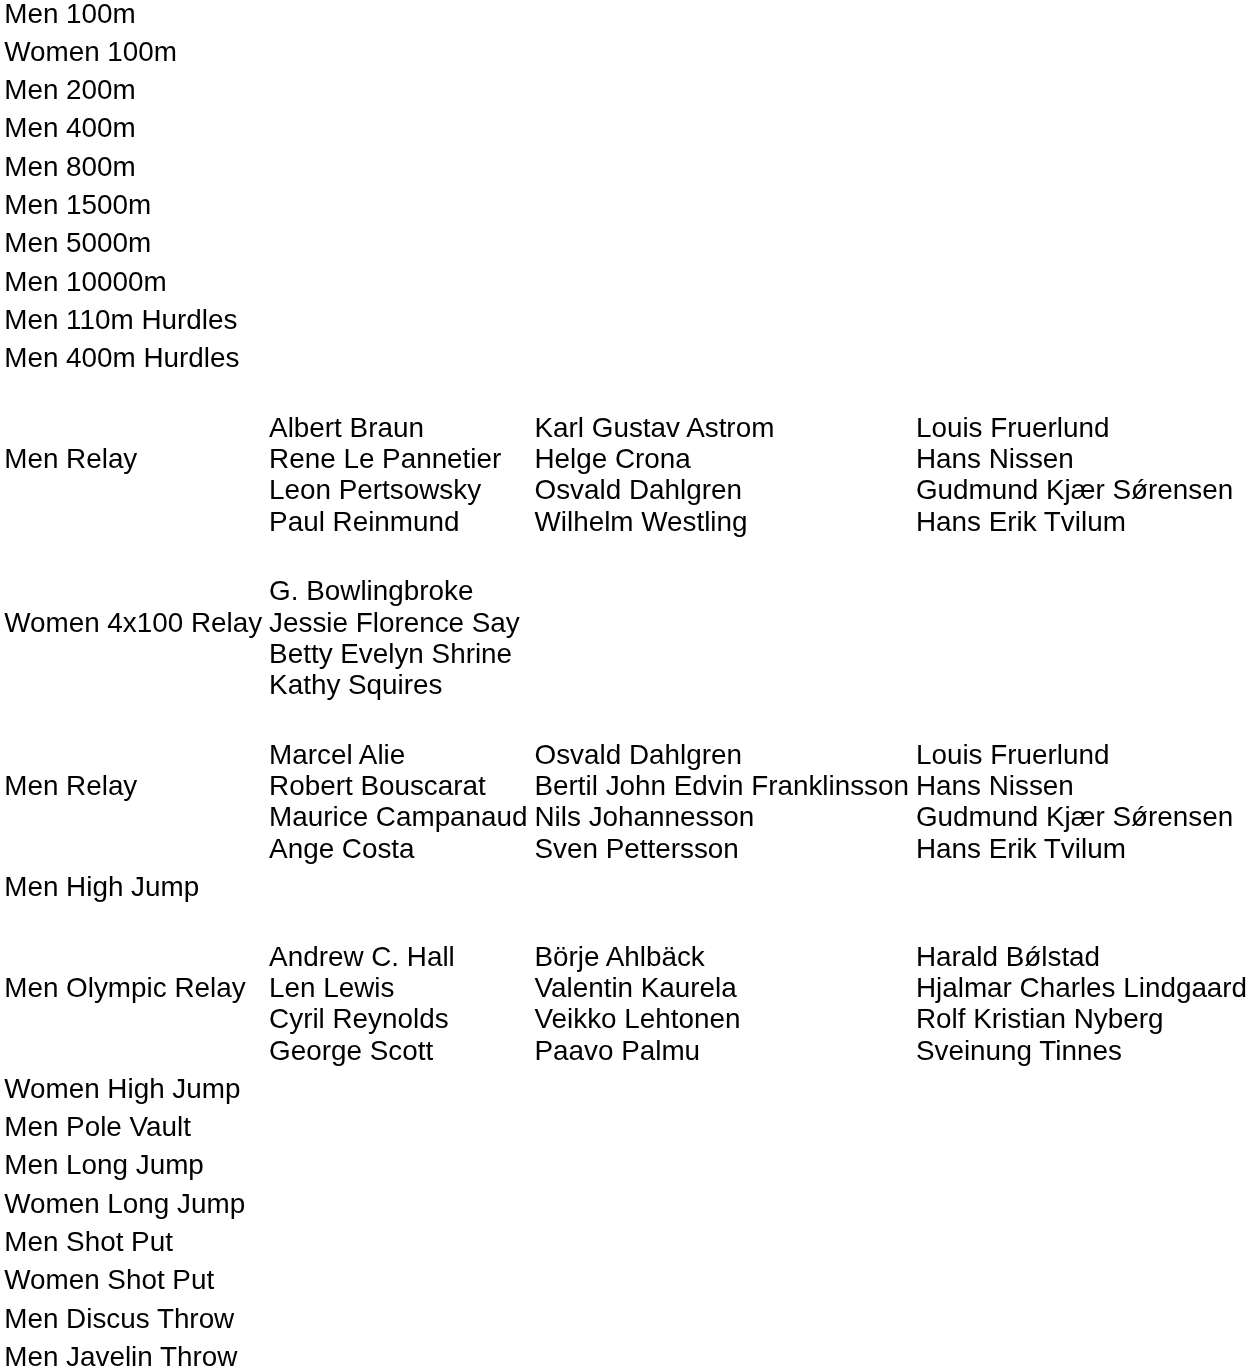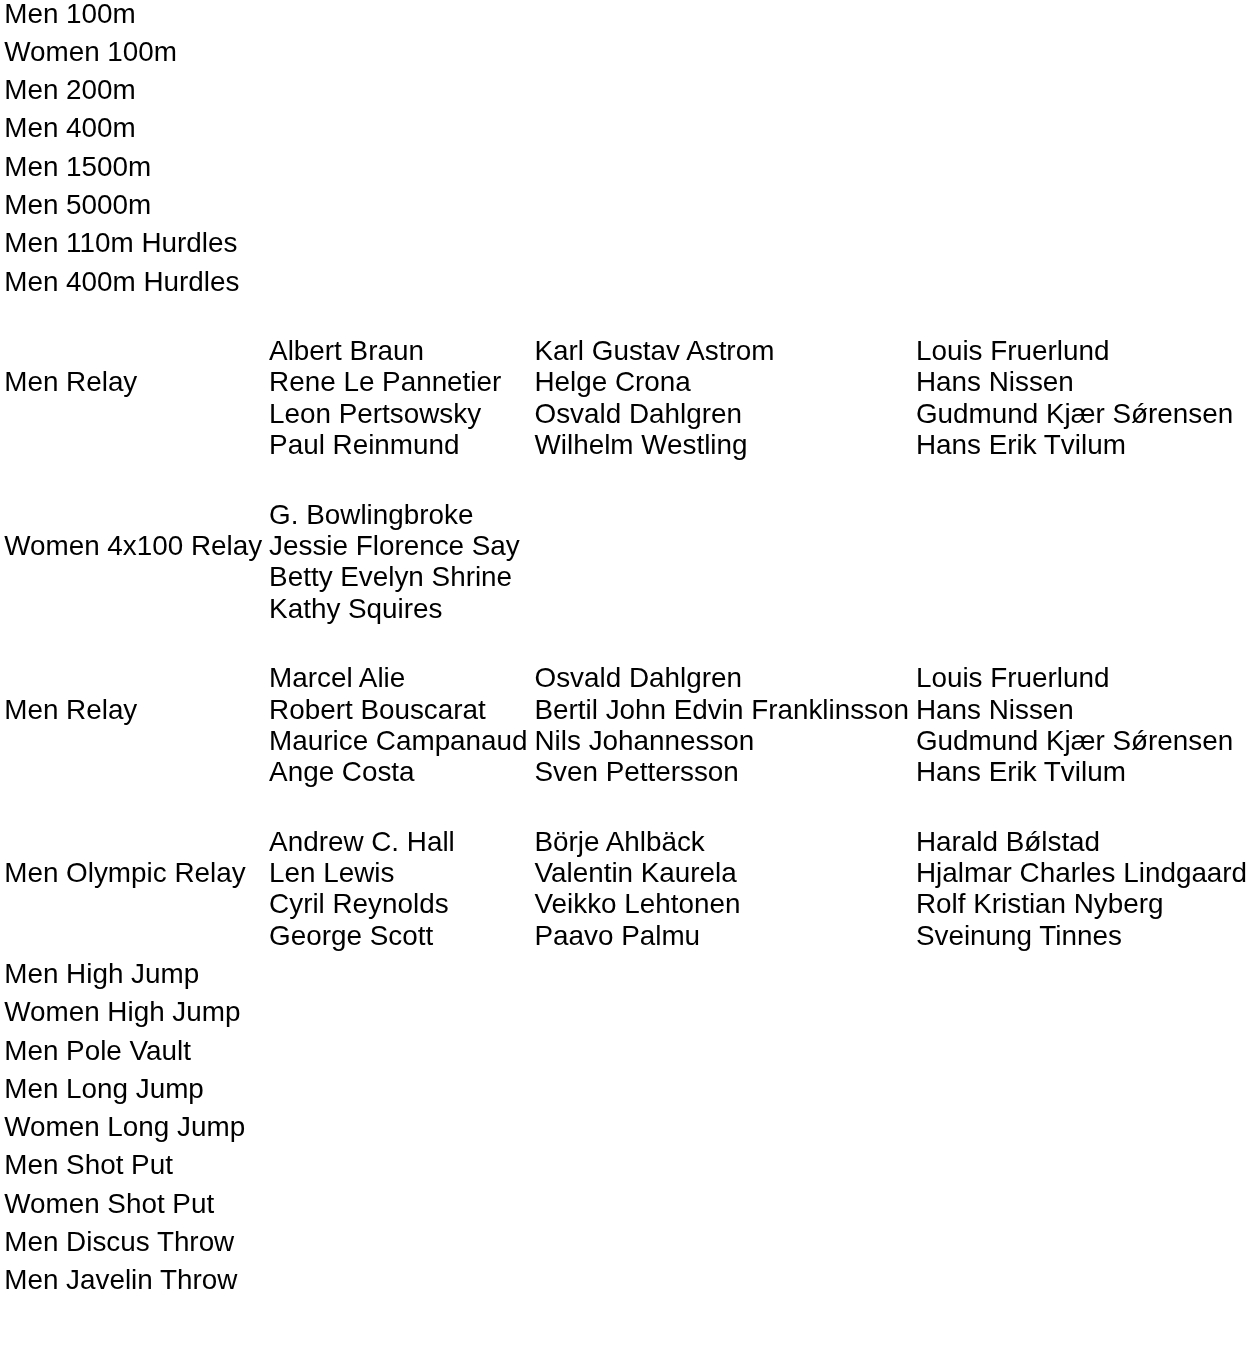- row: (70, 166)
- row: (85, 281)
rows swapped: (125, 987) <-> (102, 886)
